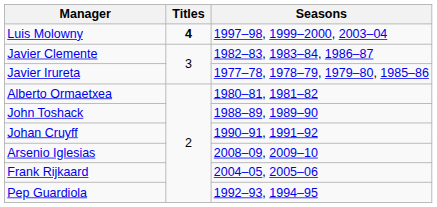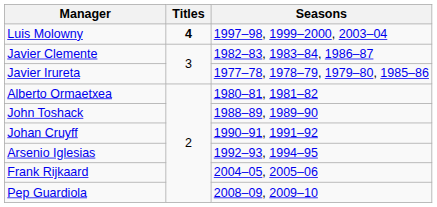(266, 152) 2008–09, 2009–10 -> (266, 152) 1992–93, 1994–95
(266, 192) 1992–93, 1994–95 -> (266, 192) 2008–09, 2009–10
